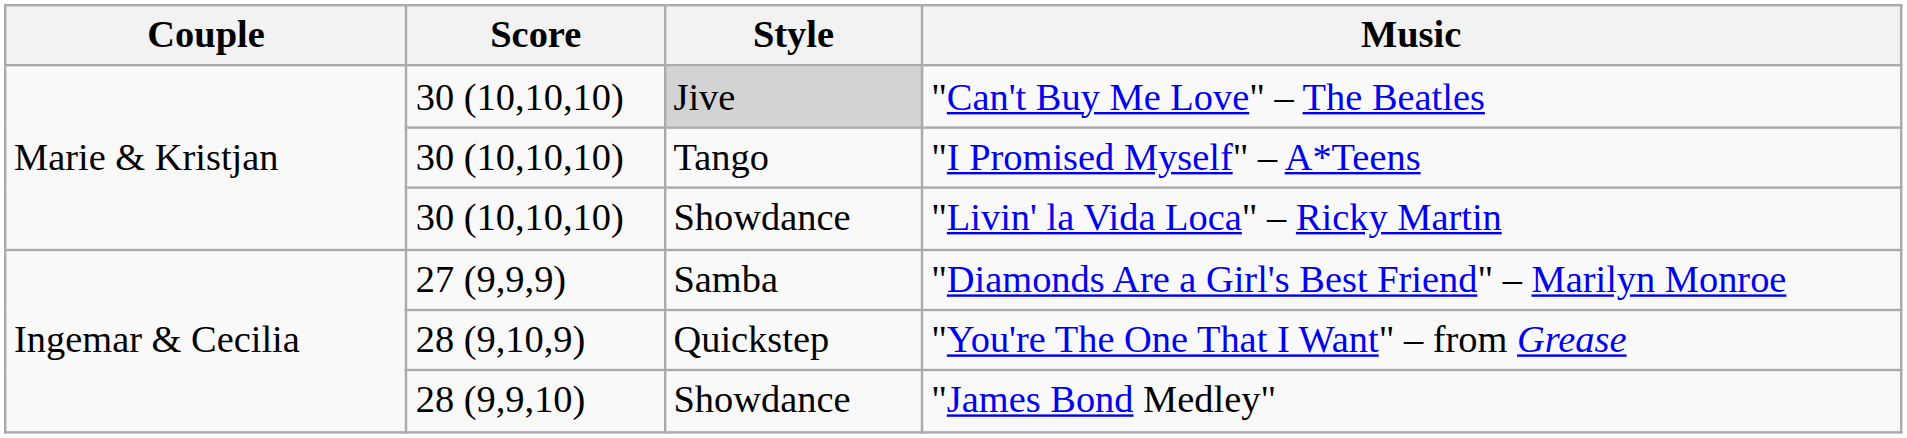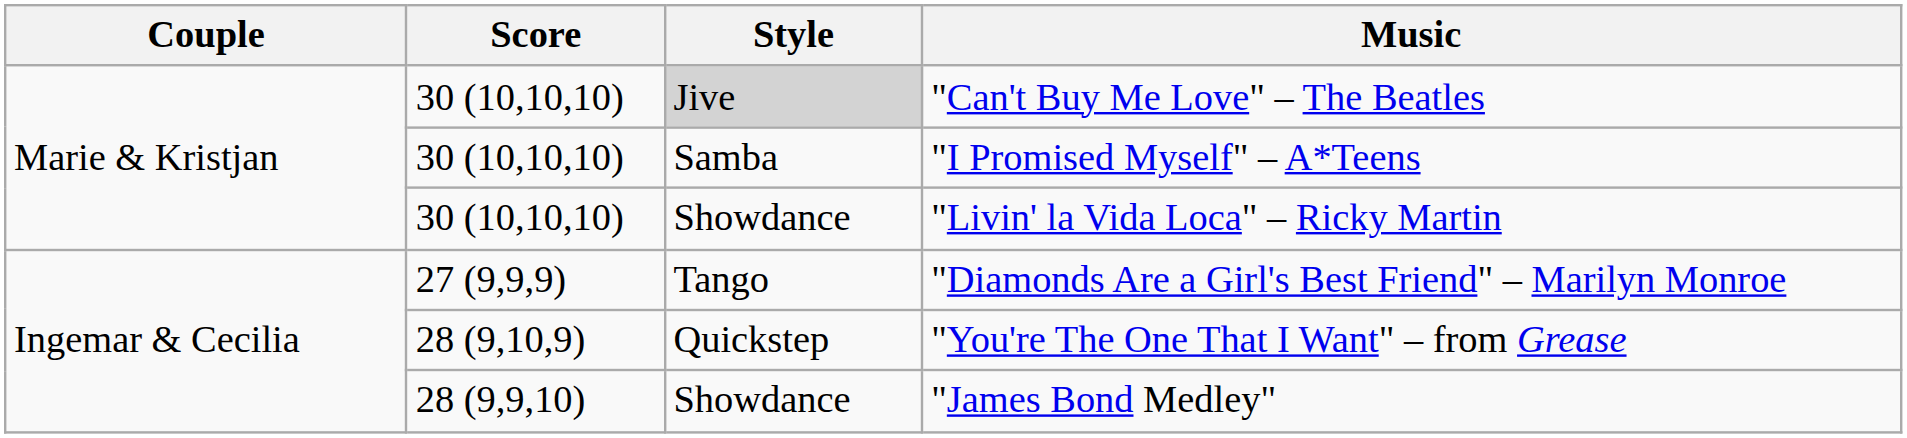(721, 156) Tango -> (726, 156) Samba
(726, 278) Samba -> (721, 278) Tango
